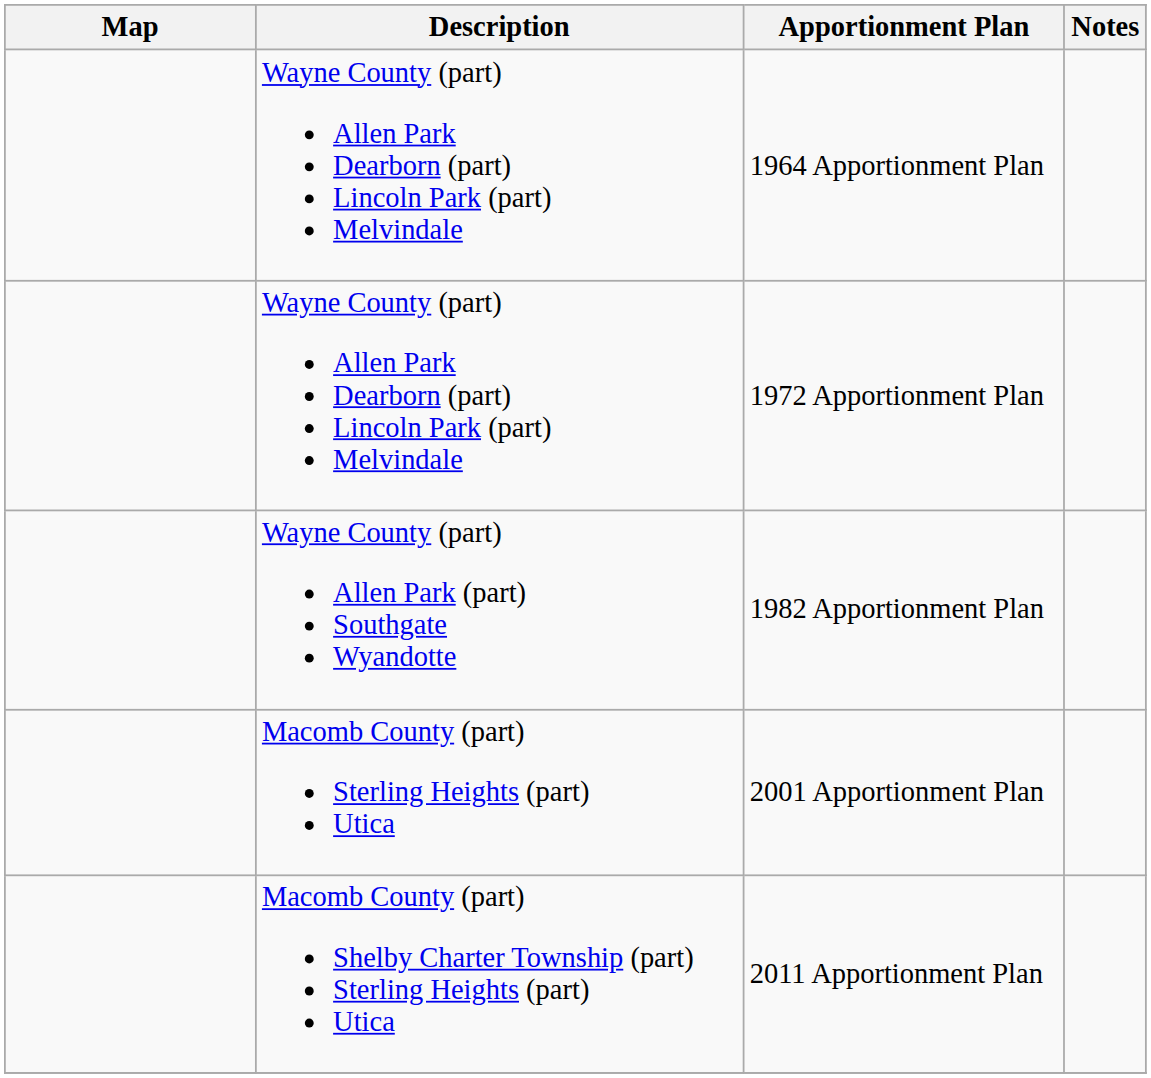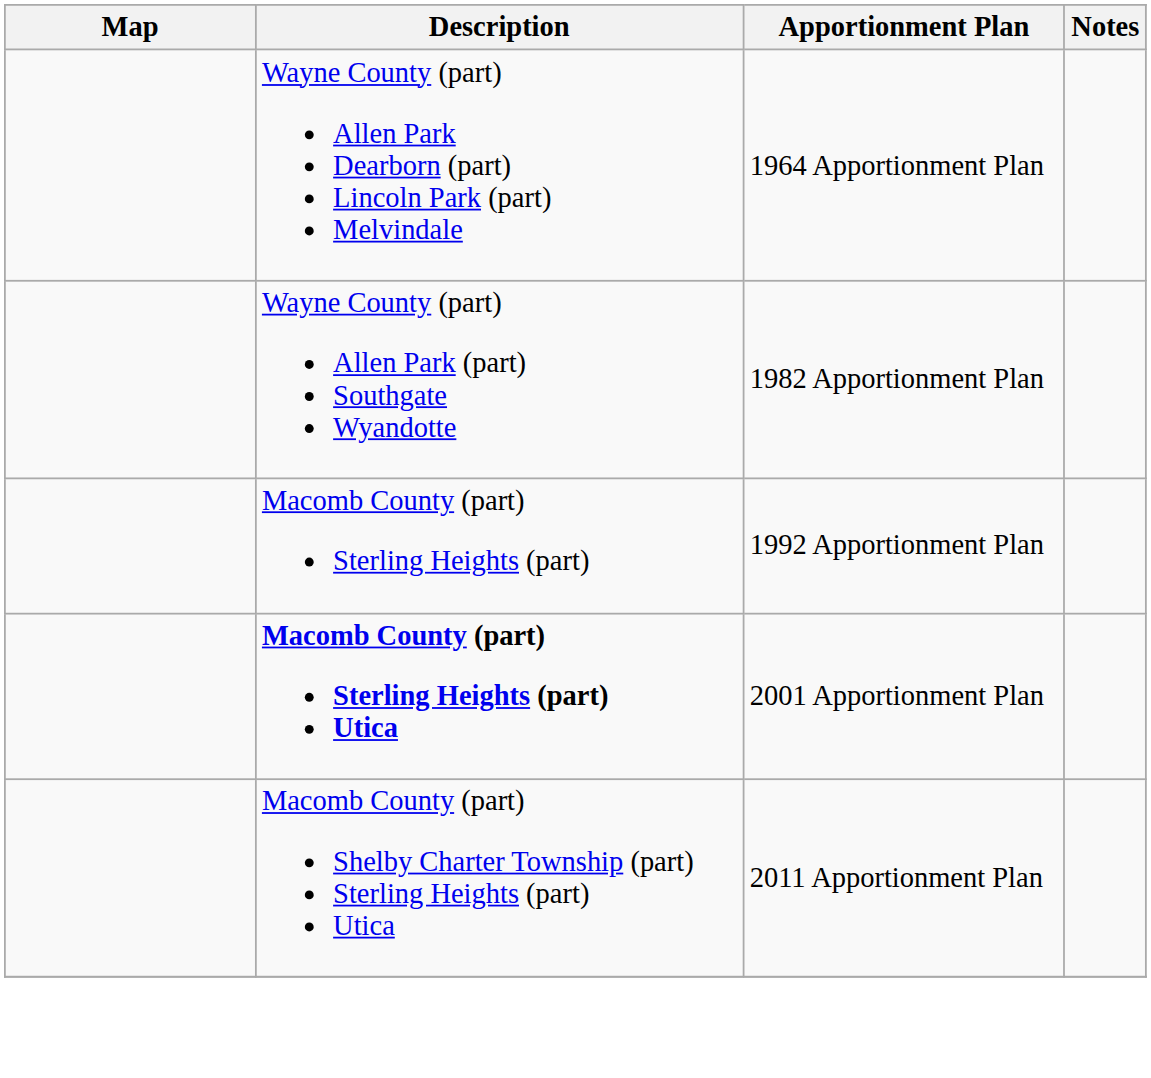- row: (897, 395)
+ row: (897, 545)
(499, 778) normal -> (499, 682) bold
